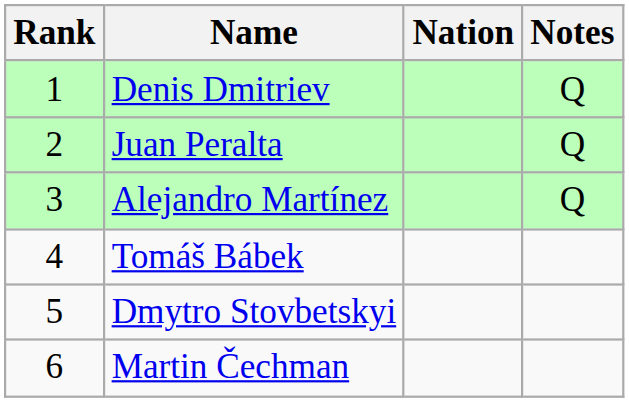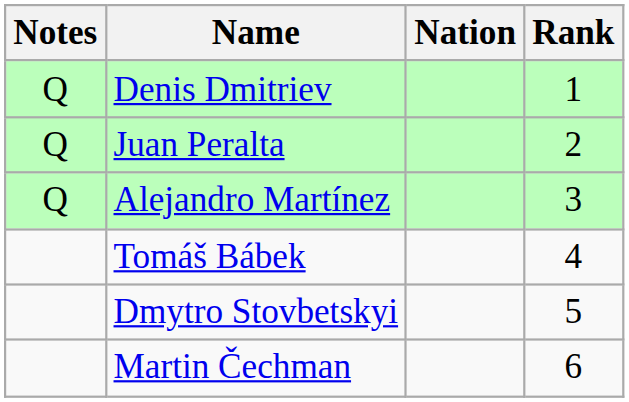columns swapped: (54, 32) <-> (572, 32)
